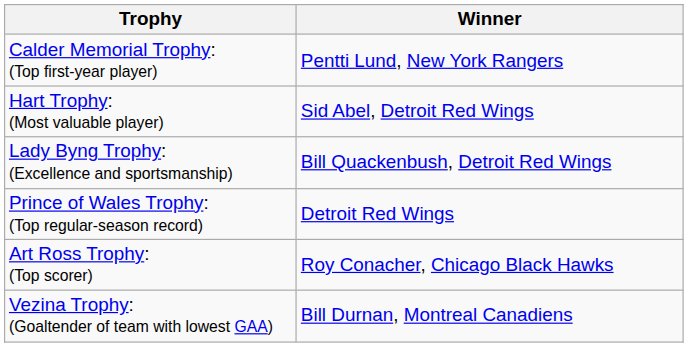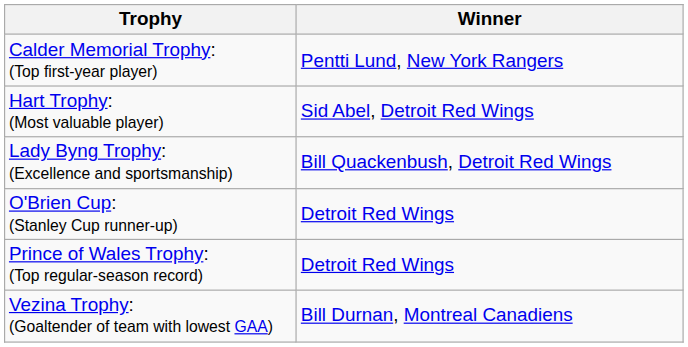+ row: (93, 213)
- row: (79, 264)
